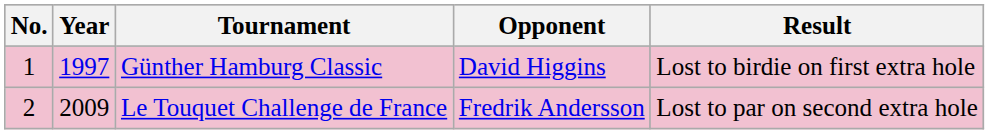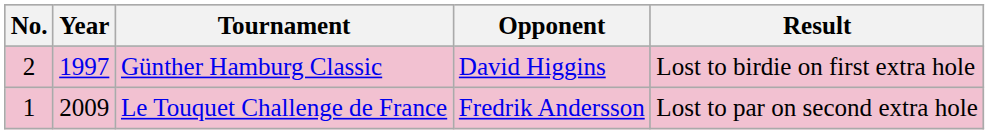(29, 66) 1 -> (29, 66) 2
(29, 108) 2 -> (29, 108) 1
